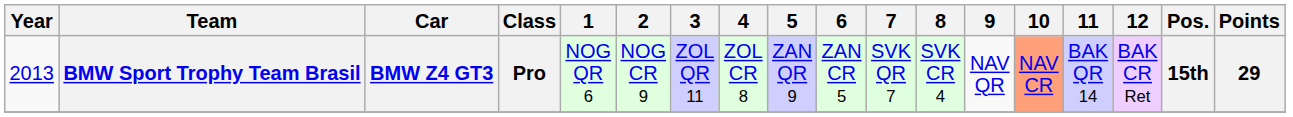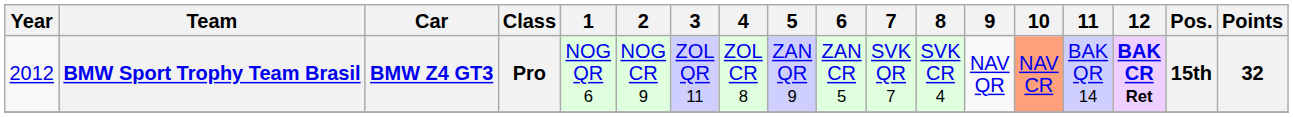(32, 74) 2013 -> (32, 74) 2012
(1138, 73) normal -> (1139, 74) bold
(1249, 74) 29 -> (1253, 74) 32
